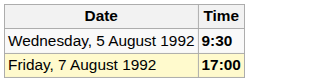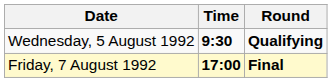+ column: (285, 16)
